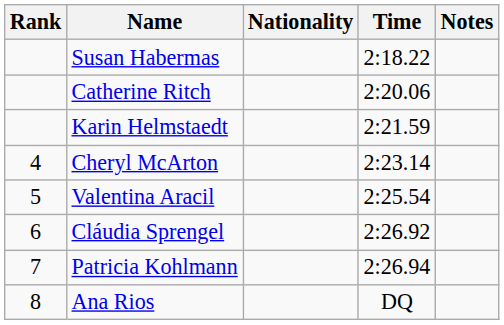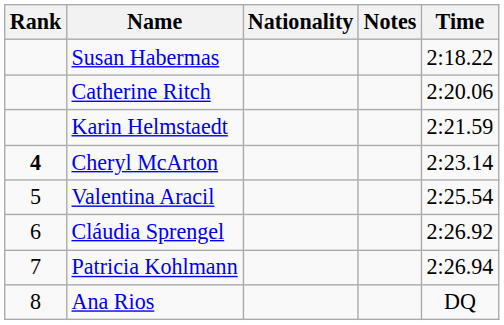columns swapped: (397, 22) <-> (467, 22)
(36, 162) normal -> (36, 162) bold
